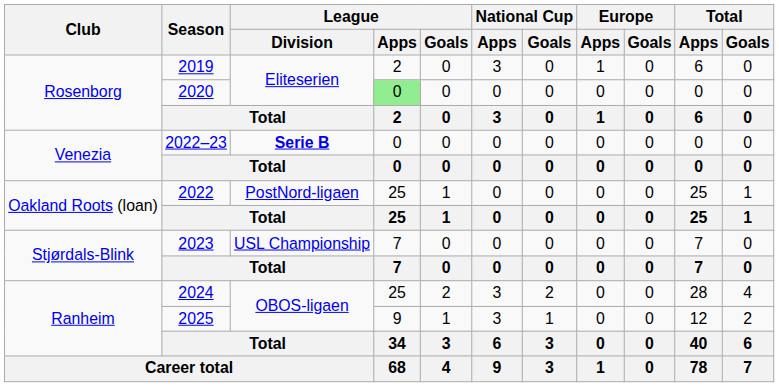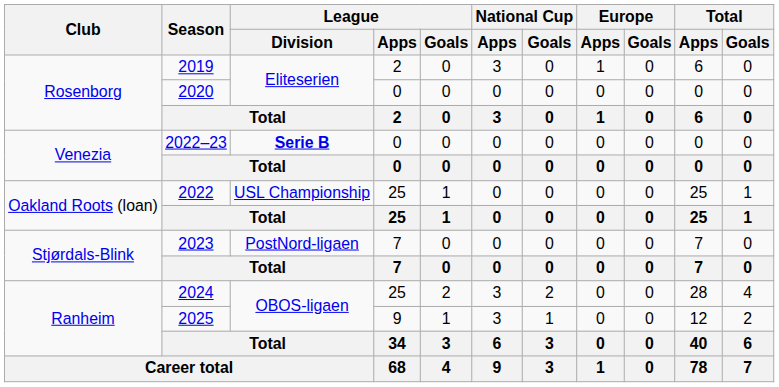(397, 92) lightgreen background -> (397, 92) no background
(302, 192) PostNord-ligaen -> (302, 192) USL Championship
(302, 243) USL Championship -> (302, 243) PostNord-ligaen
